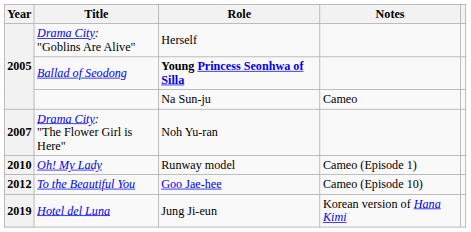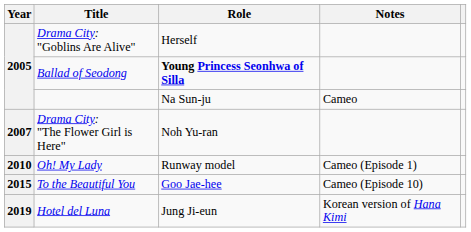(19, 184) 2012 -> (19, 184) 2015
